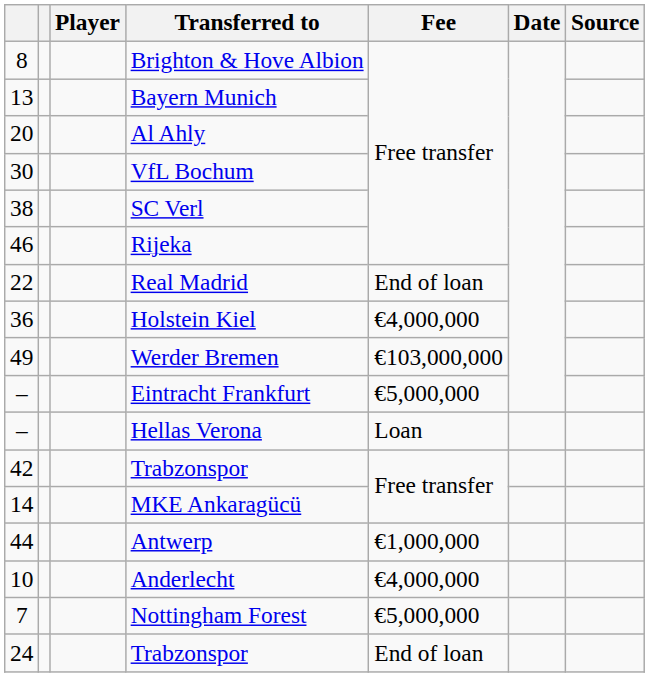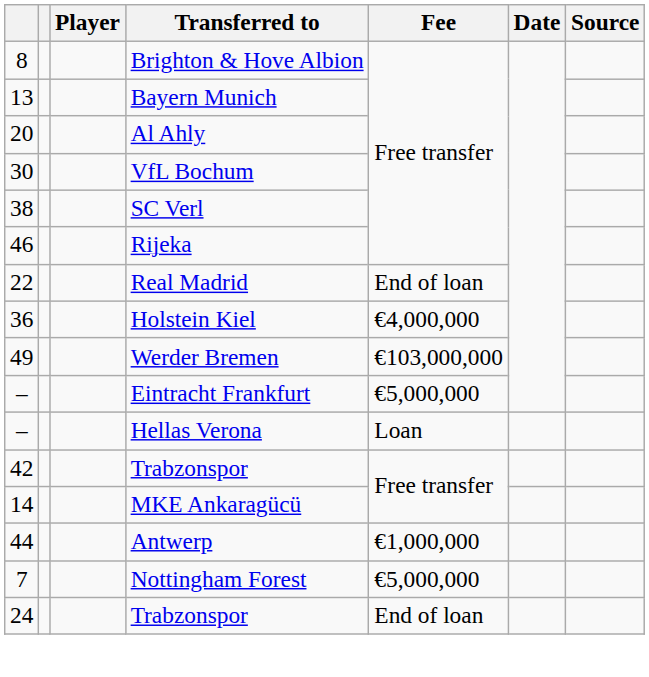- row: (22, 578)
